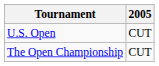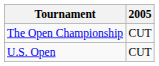rows swapped: (31, 33) <-> (65, 52)
